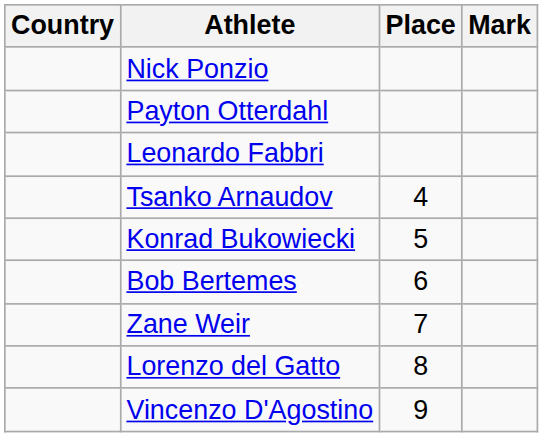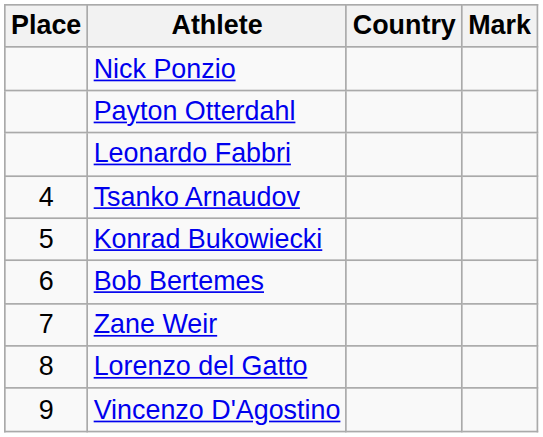columns swapped: (421, 25) <-> (63, 25)
